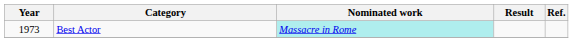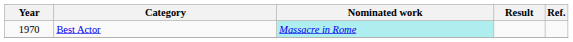(29, 29) 1973 -> (29, 29) 1970
